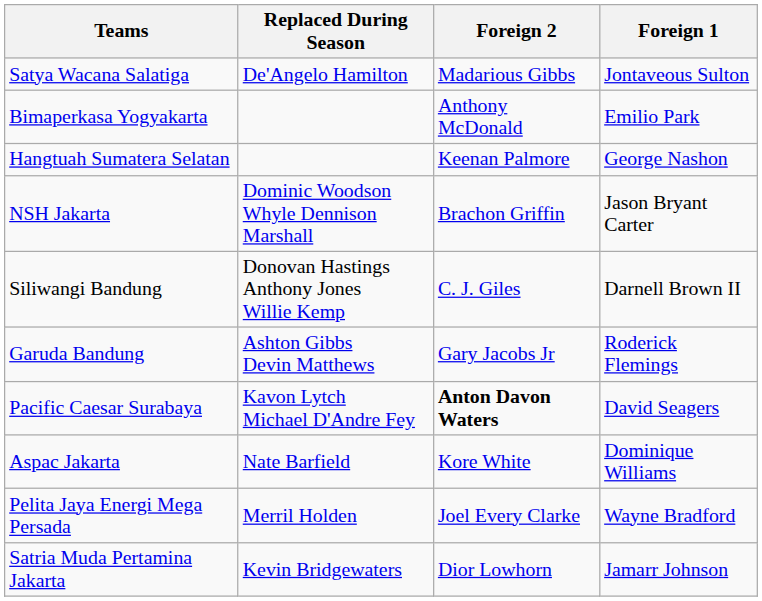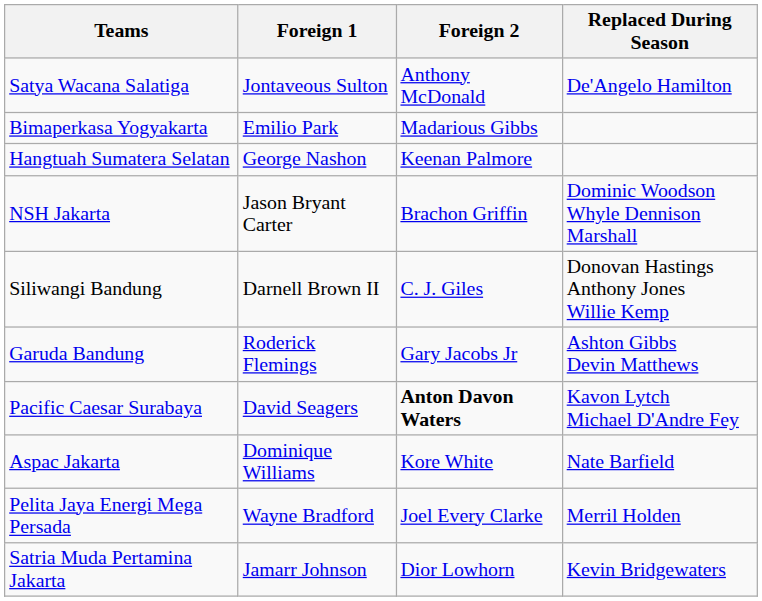columns swapped: (678, 31) <-> (336, 31)
(506, 74) Madarious Gibbs -> (443, 85) Anthony McDonald
(480, 116) Anthony McDonald -> (469, 127) Madarious Gibbs
